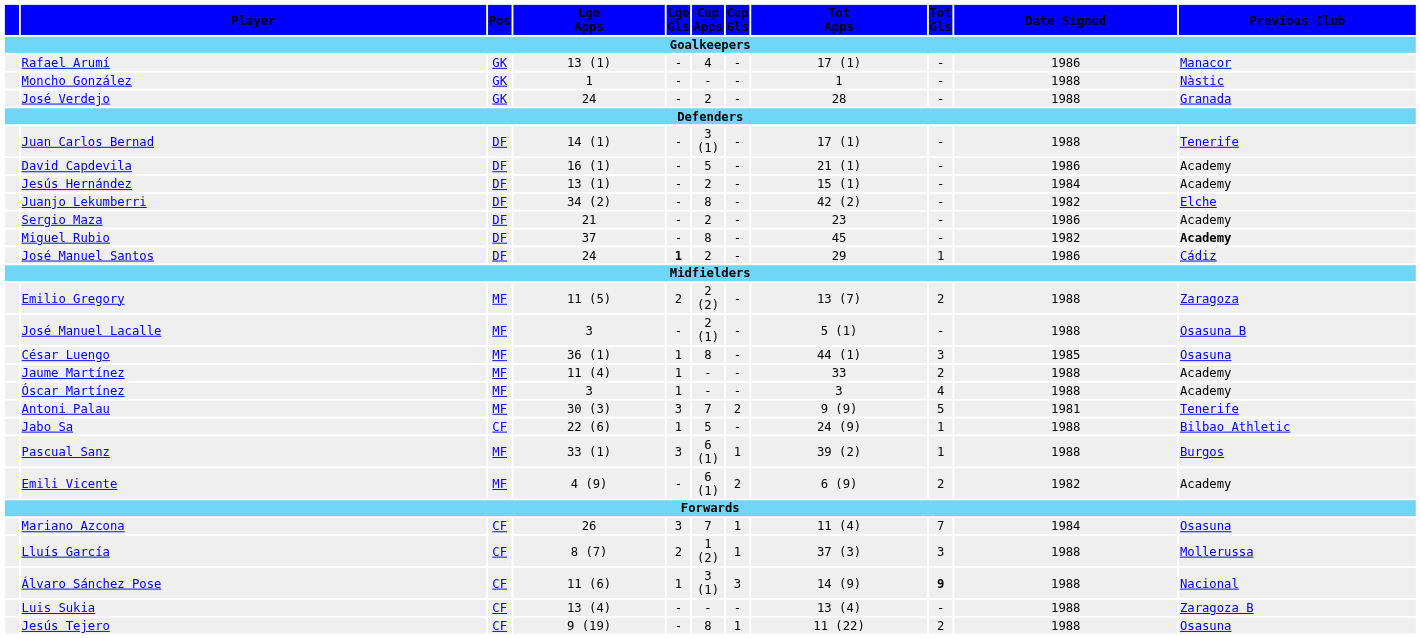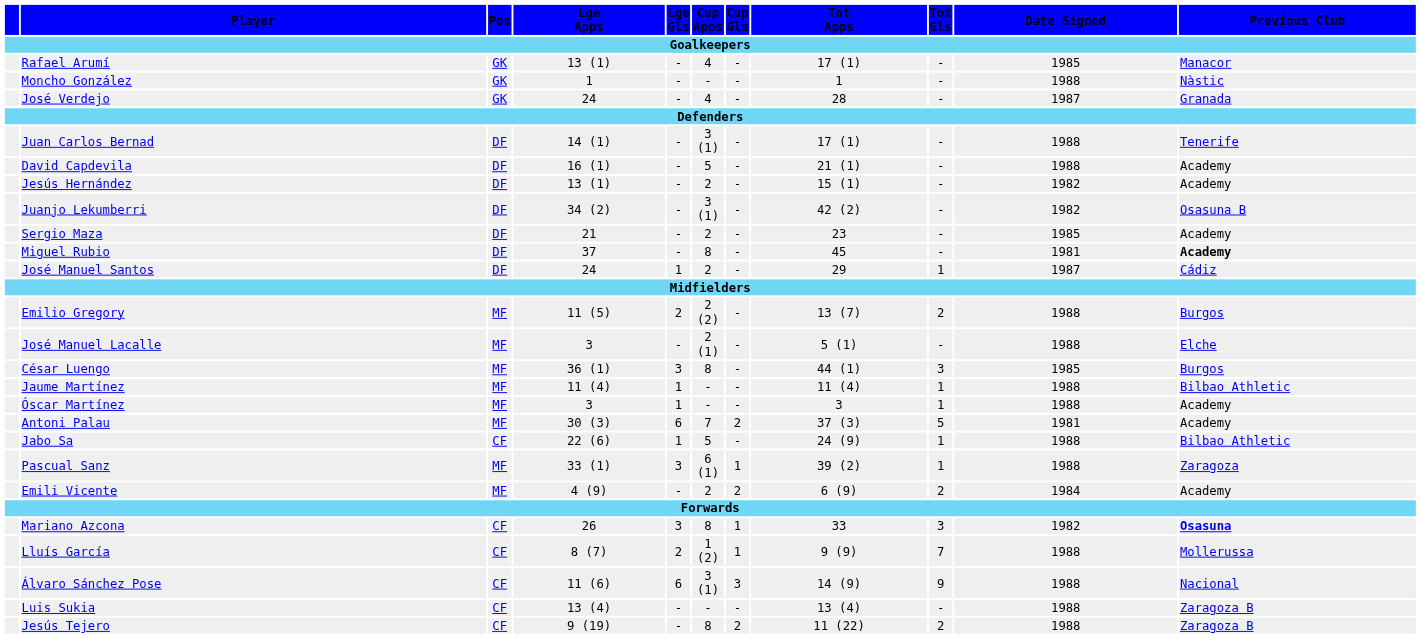(1066, 63) 1986 -> (1066, 63) 1985
(708, 98) 2 -> (708, 98) 4
(1066, 98) 1988 -> (1066, 98) 1987
(1066, 166) 1986 -> (1066, 166) 1988
(1066, 184) 1984 -> (1066, 184) 1982
(708, 202) 8 -> (708, 209) 3 (1)
(1198, 202) Elche -> (1213, 209) Osasuna B
(1066, 220) 1986 -> (1066, 234) 1985
(1066, 238) 1982 -> (1066, 252) 1981
(679, 255) bold -> (679, 269) normal
(1066, 255) 1986 -> (1066, 269) 1987
(1209, 298) Zaragoza -> (1202, 312) Burgos
(1213, 330) Osasuna B -> (1198, 344) Elche
(679, 355) 1 -> (679, 369) 3
(1206, 355) Osasuna -> (1202, 369) Burgos
(839, 373) 33 -> (839, 387) 11 (4)
(941, 373) 2 -> (941, 387) 1
(1206, 373) Academy -> (1235, 387) Bilbao Athletic
(941, 391) 4 -> (941, 405) 1
(679, 409) 3 -> (679, 423) 6
(839, 409) 9 (9) -> (839, 423) 37 (3)
(1209, 409) Tenerife -> (1206, 423) Academy
(1202, 451) Burgos -> (1209, 465) Zaragoza
(708, 483) 6 (1) -> (708, 490) 2
(1066, 483) 1982 -> (1066, 490) 1984
(708, 526) 7 -> (708, 526) 8
(839, 526) 11 (4) -> (839, 526) 33
(941, 526) 7 -> (941, 526) 3
(1066, 526) 1984 -> (1066, 526) 1982
(1206, 526) normal -> (1206, 526) bold
(839, 551) 37 (3) -> (839, 551) 9 (9)
(941, 551) 3 -> (941, 551) 7
(679, 583) 1 -> (679, 583) 6
(941, 583) bold -> (941, 583) normal
(738, 626) 1 -> (738, 626) 2
(1206, 626) Osasuna -> (1217, 626) Zaragoza B
